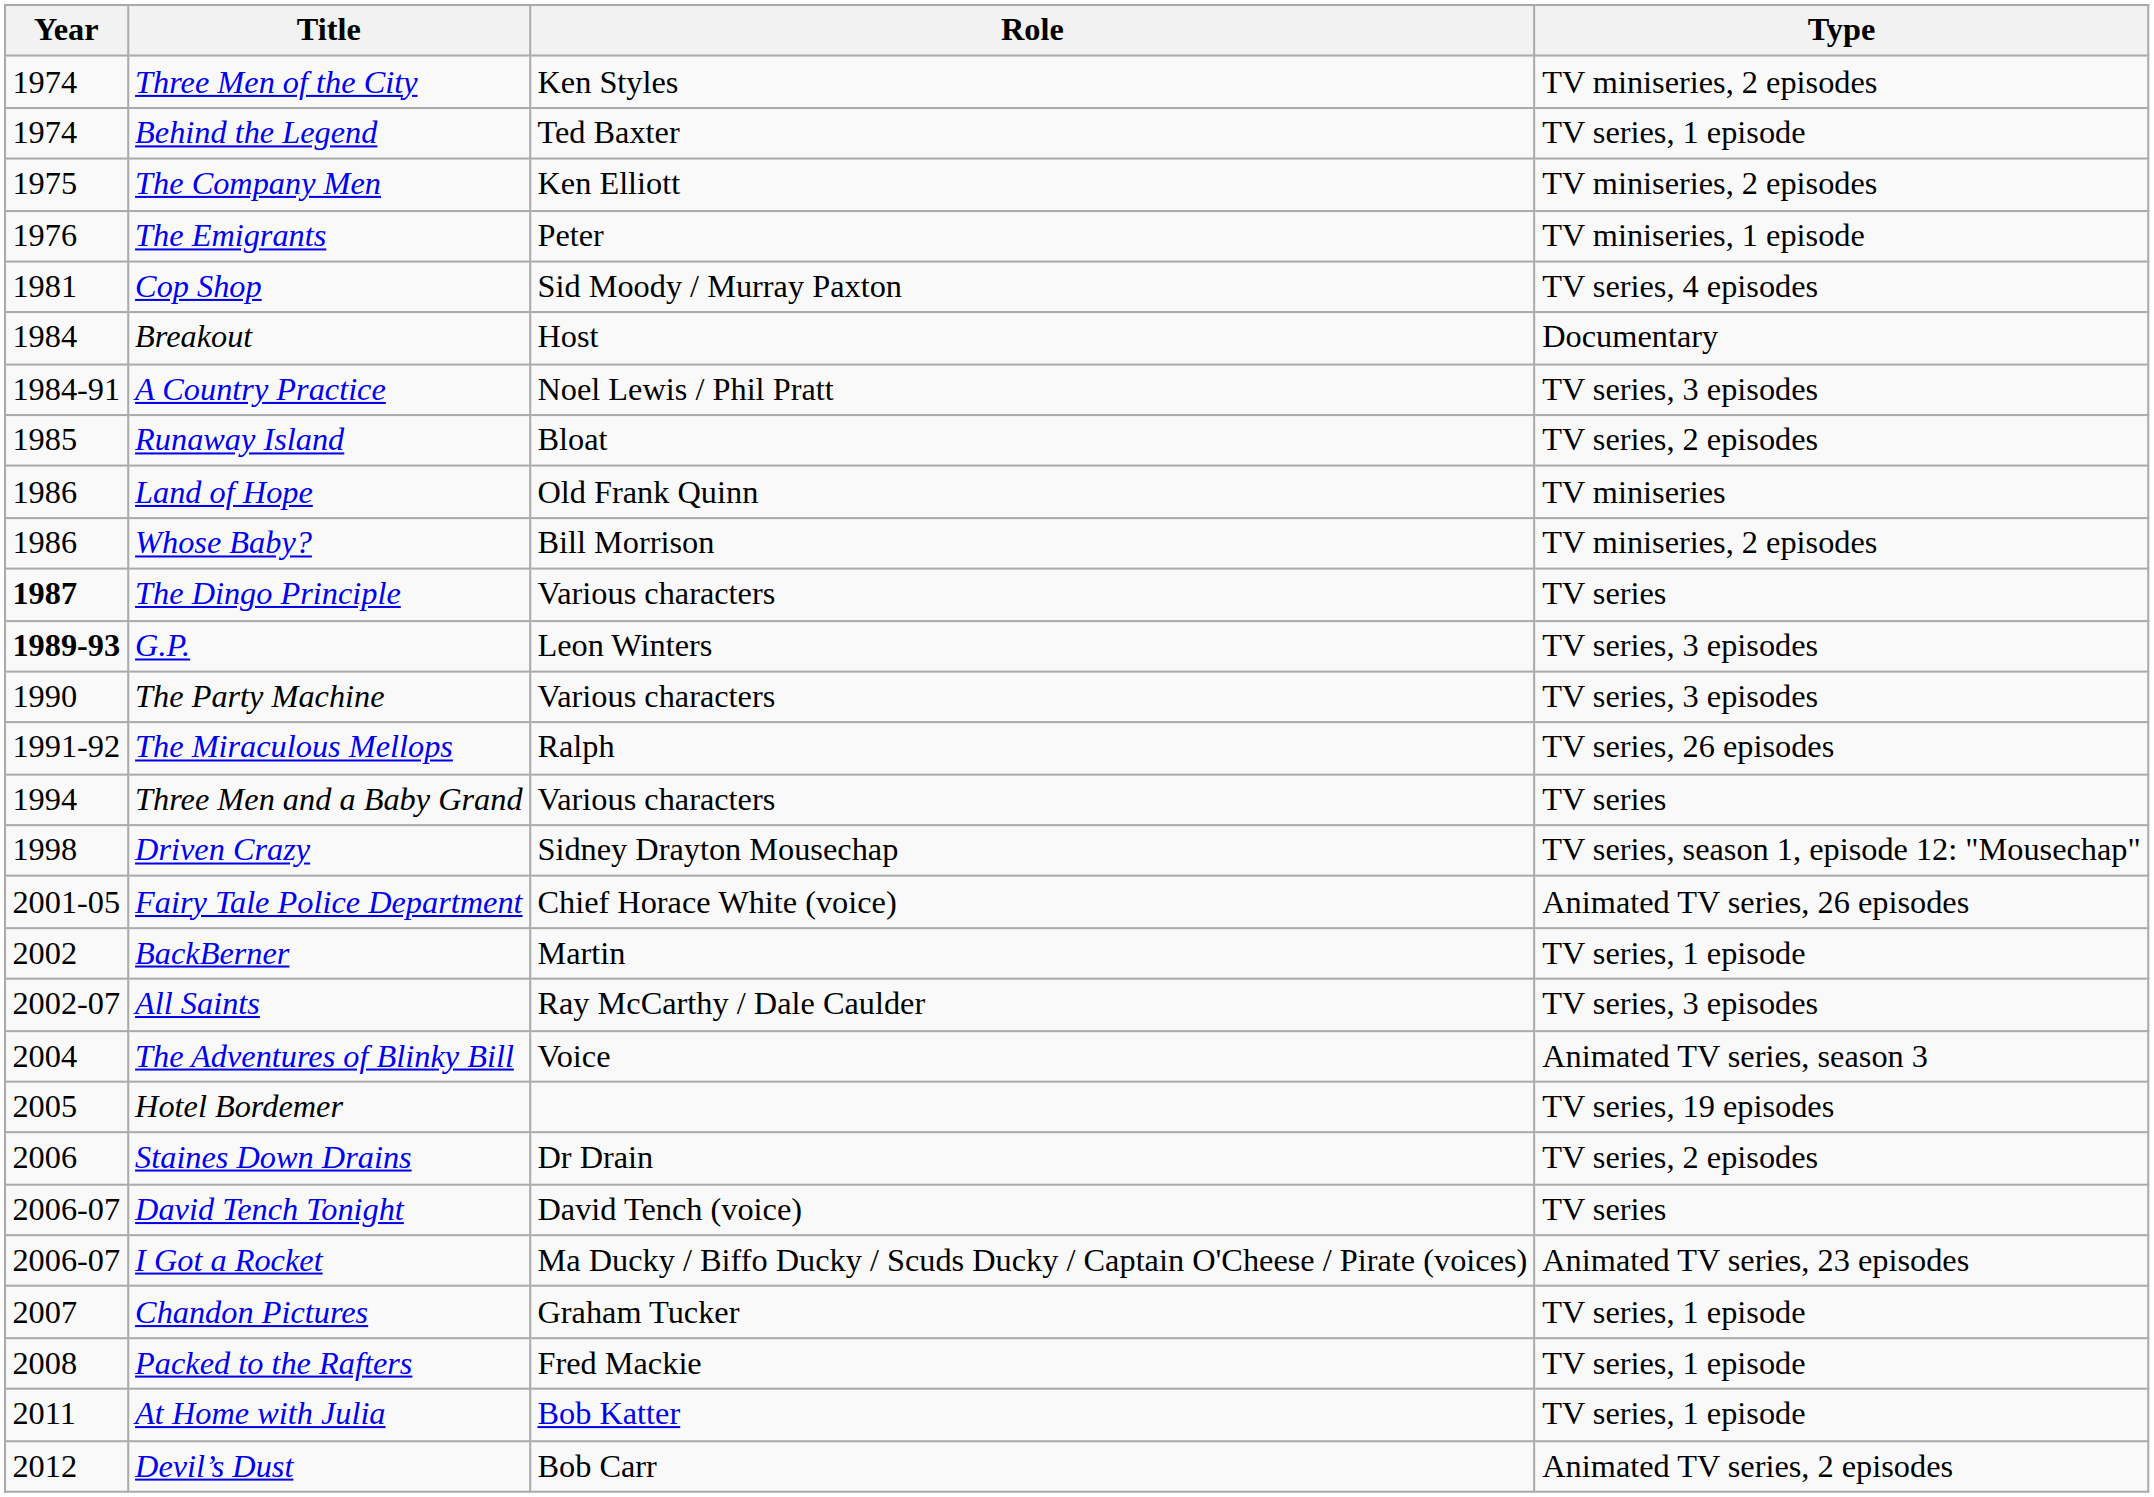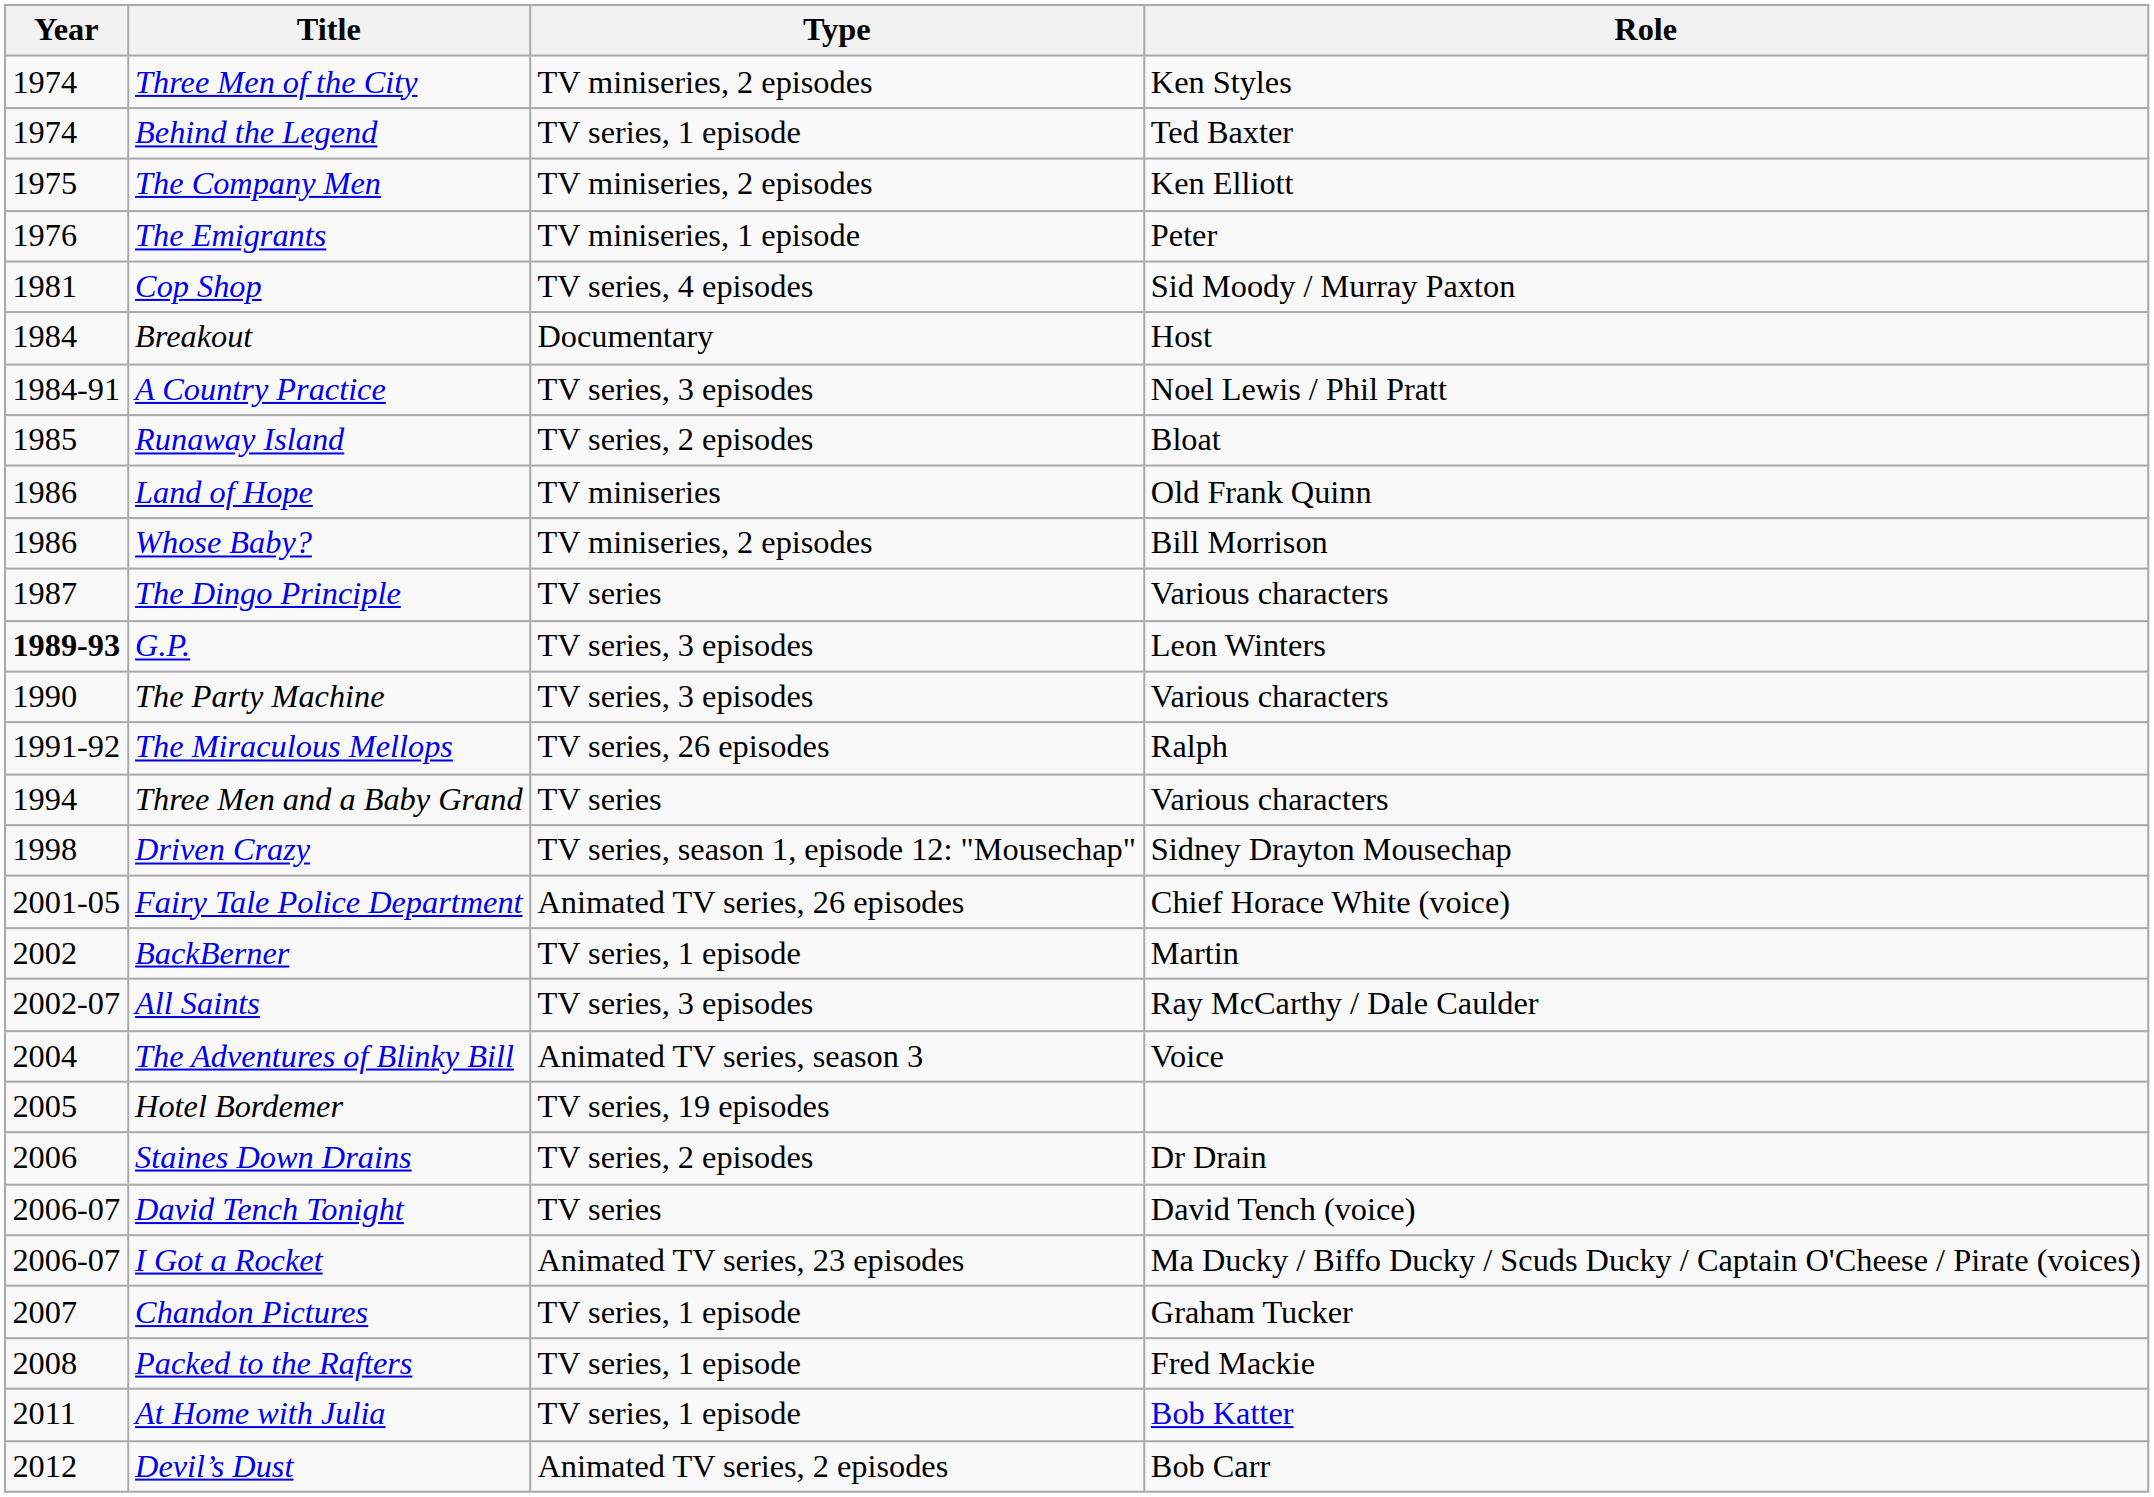columns swapped: (1032, 30) <-> (1841, 30)
(45, 593) bold -> (45, 593) normal
